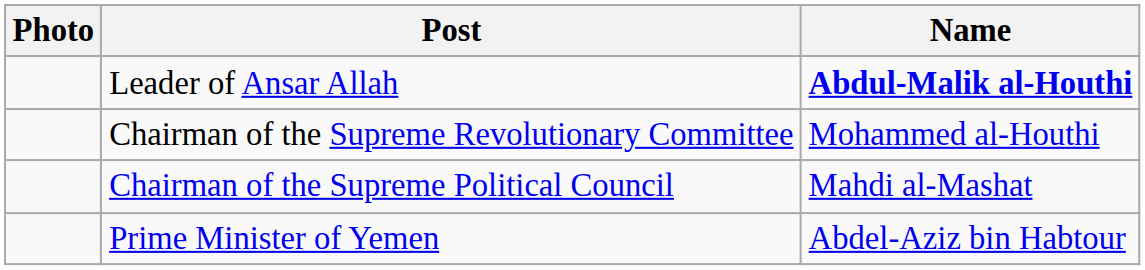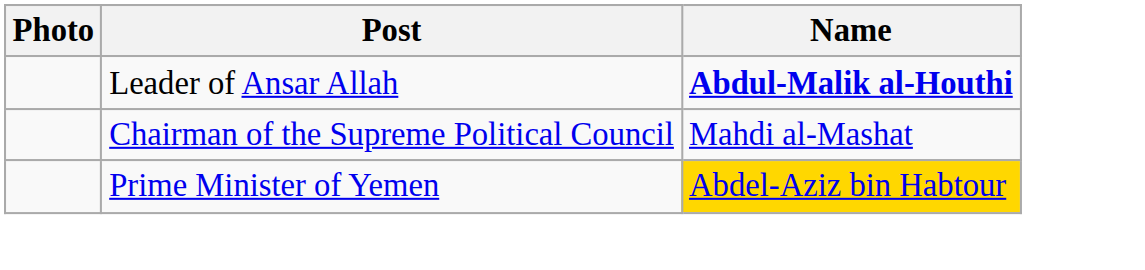- row: (451, 133)
(967, 237) no background -> (848, 185) gold background
